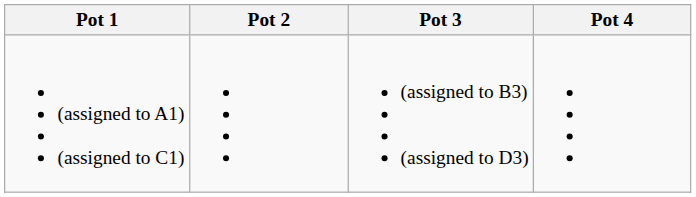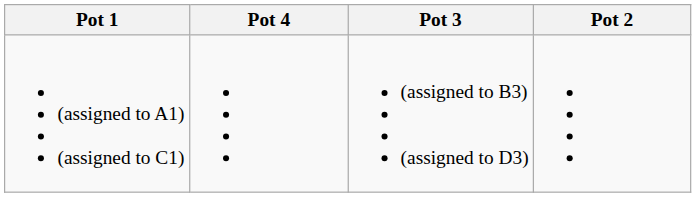columns swapped: (269, 19) <-> (612, 19)
